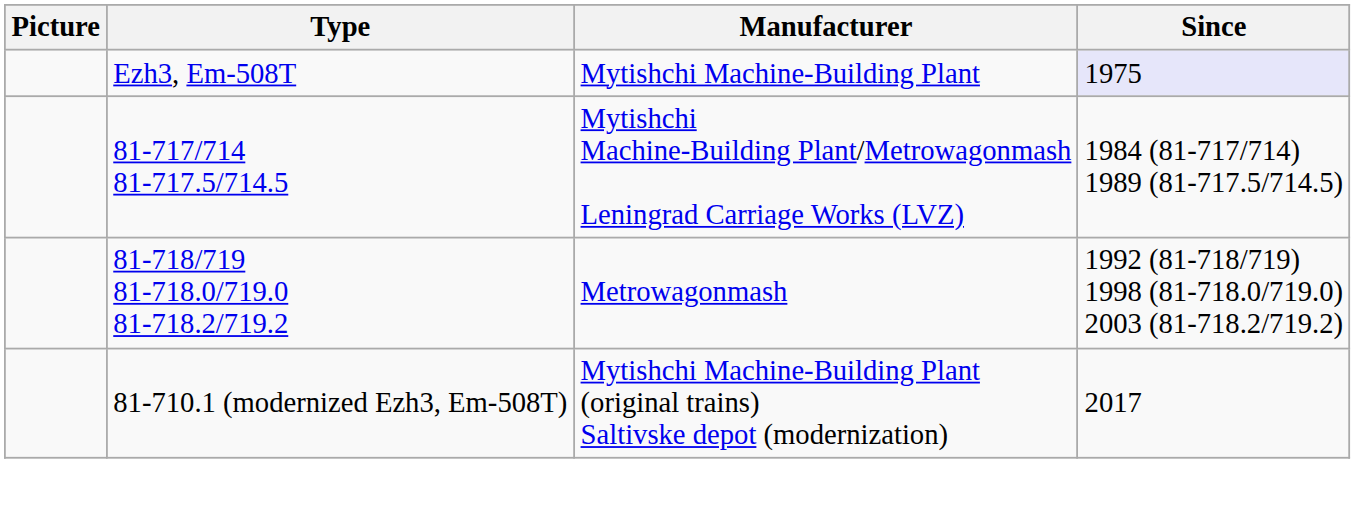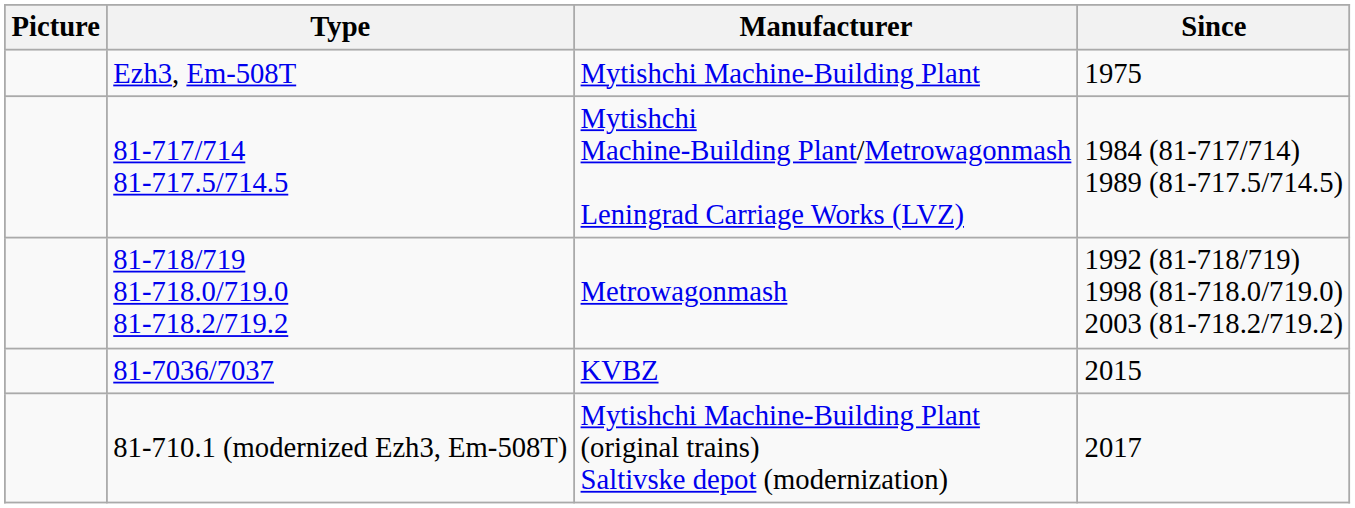(1113, 72) lavender background -> (1113, 72) no background
+ row: (620, 369)
